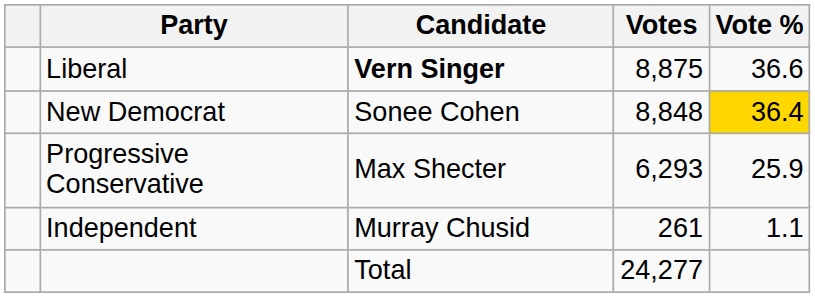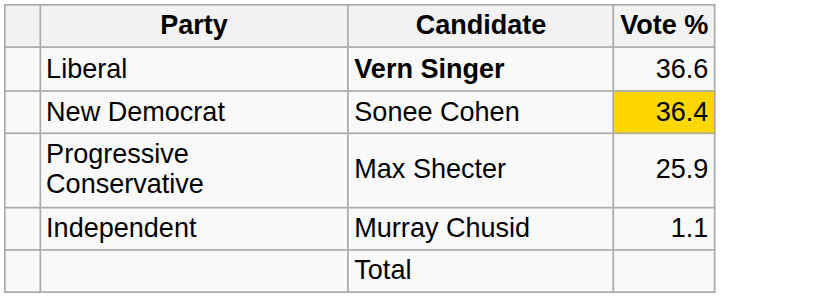- column: (662, 25)
